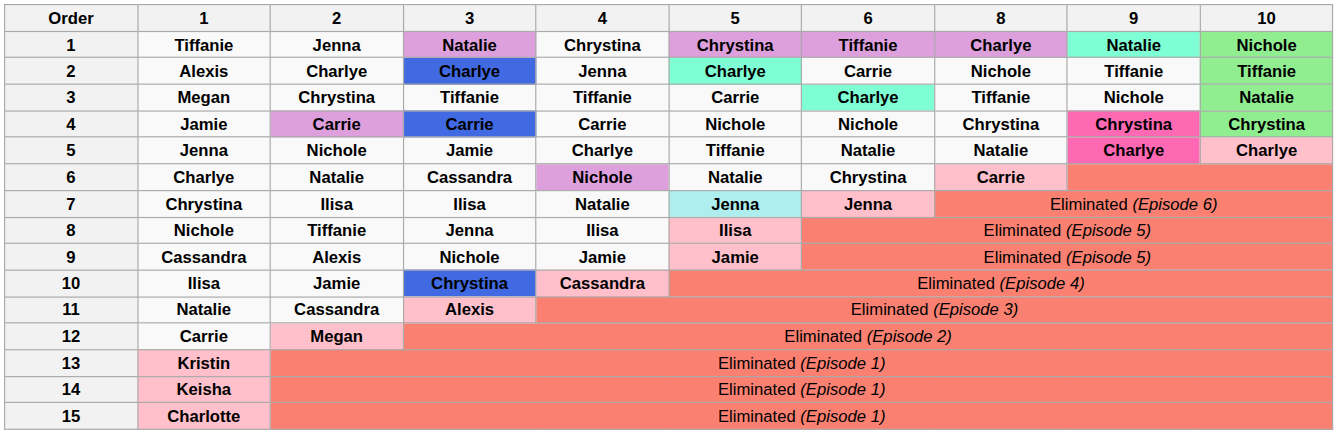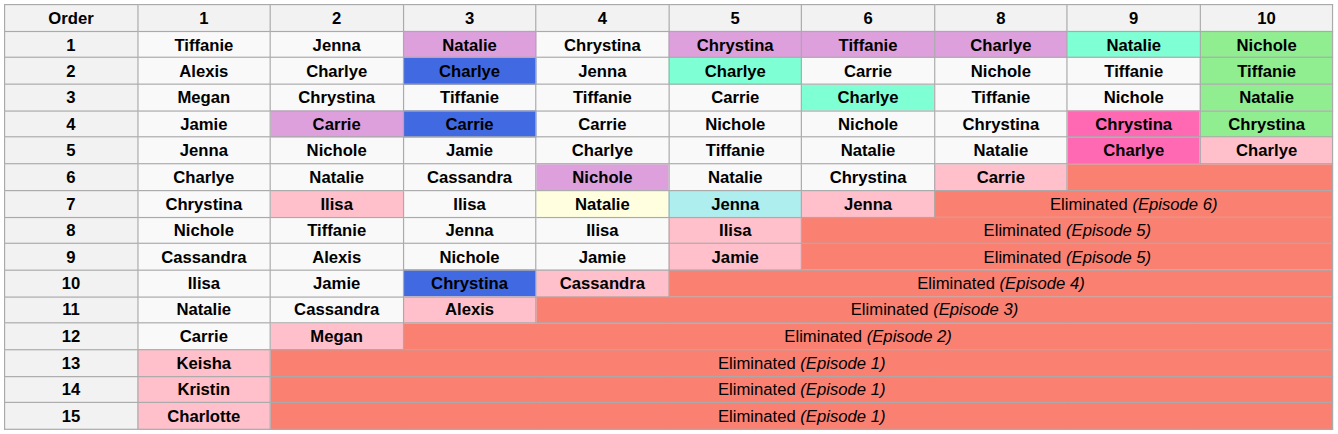(337, 204) no background -> (337, 204) pink background
(602, 204) no background -> (602, 204) lightyellow background
(204, 363) Kristin -> (204, 363) Keisha
(204, 390) Keisha -> (204, 390) Kristin
